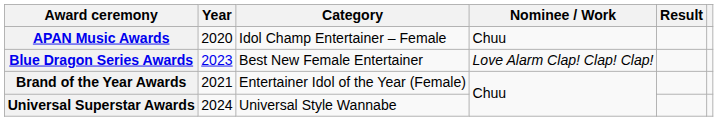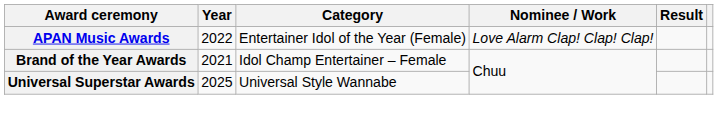(217, 37) 2020 -> (217, 37) 2022
(343, 37) Idol Champ Entertainer – Female -> (353, 37) Entertainer Idol of the Year (Female)
(489, 37) Chuu -> (563, 37) Love Alarm Clap! Clap! Clap!
- row: (101, 60)
(353, 82) Entertainer Idol of the Year (Female) -> (343, 60) Idol Champ Entertainer – Female
(217, 104) 2024 -> (217, 82) 2025
